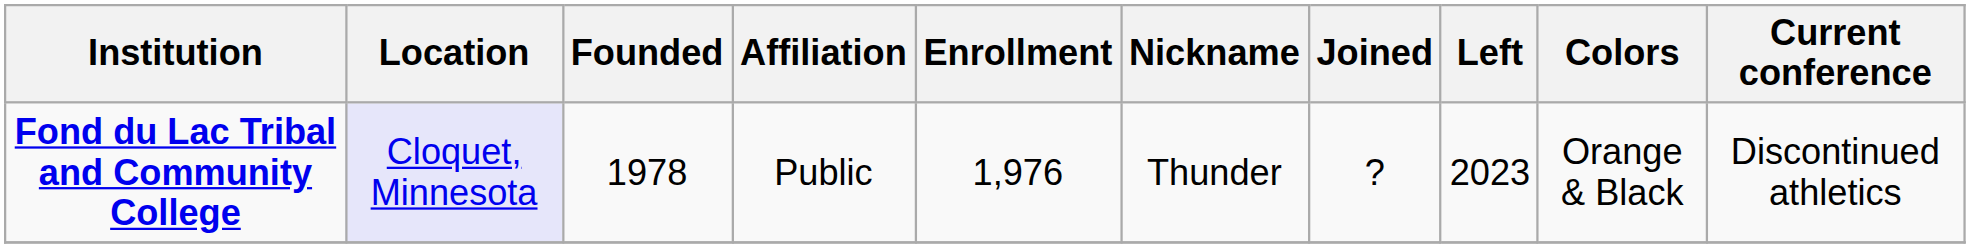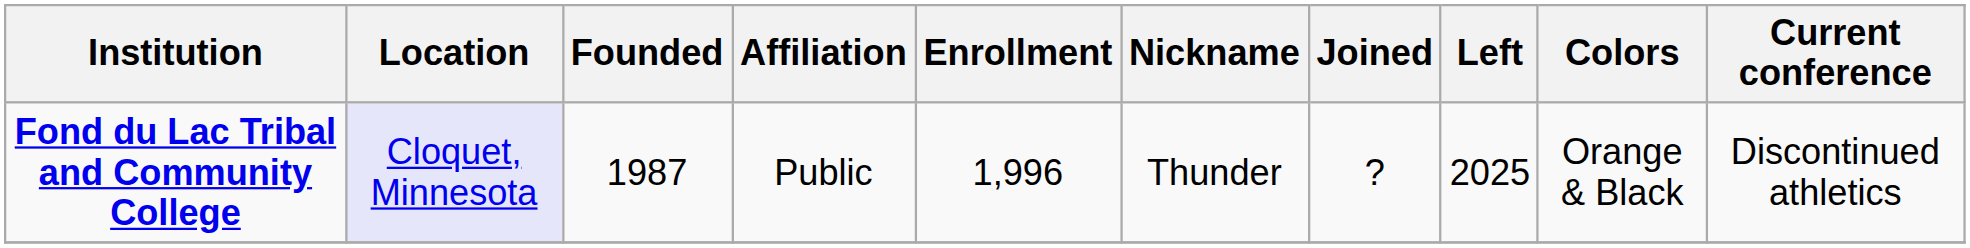(647, 171) 1978 -> (647, 171) 1987
(1018, 171) 1,976 -> (1018, 171) 1,996
(1490, 171) 2023 -> (1490, 171) 2025
